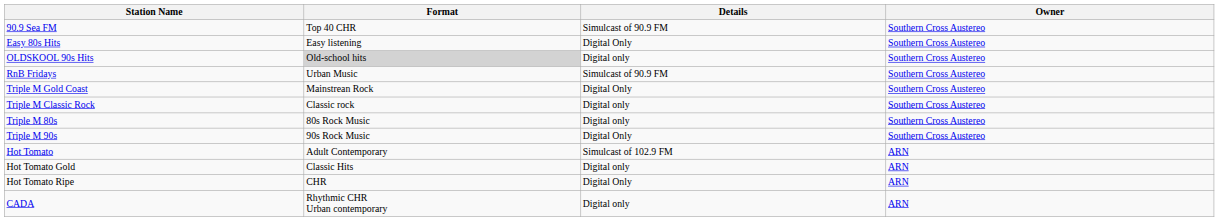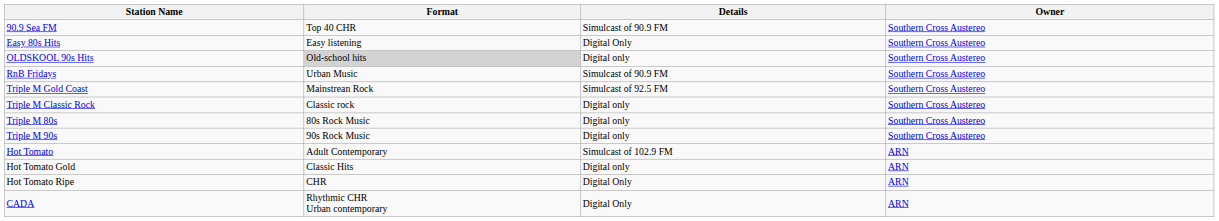(607, 89) Digital Only -> (625, 89) Simulcast of 92.5 FM
(607, 136) Digital Only -> (606, 136) Digital only
(606, 203) Digital only -> (607, 203) Digital Only
